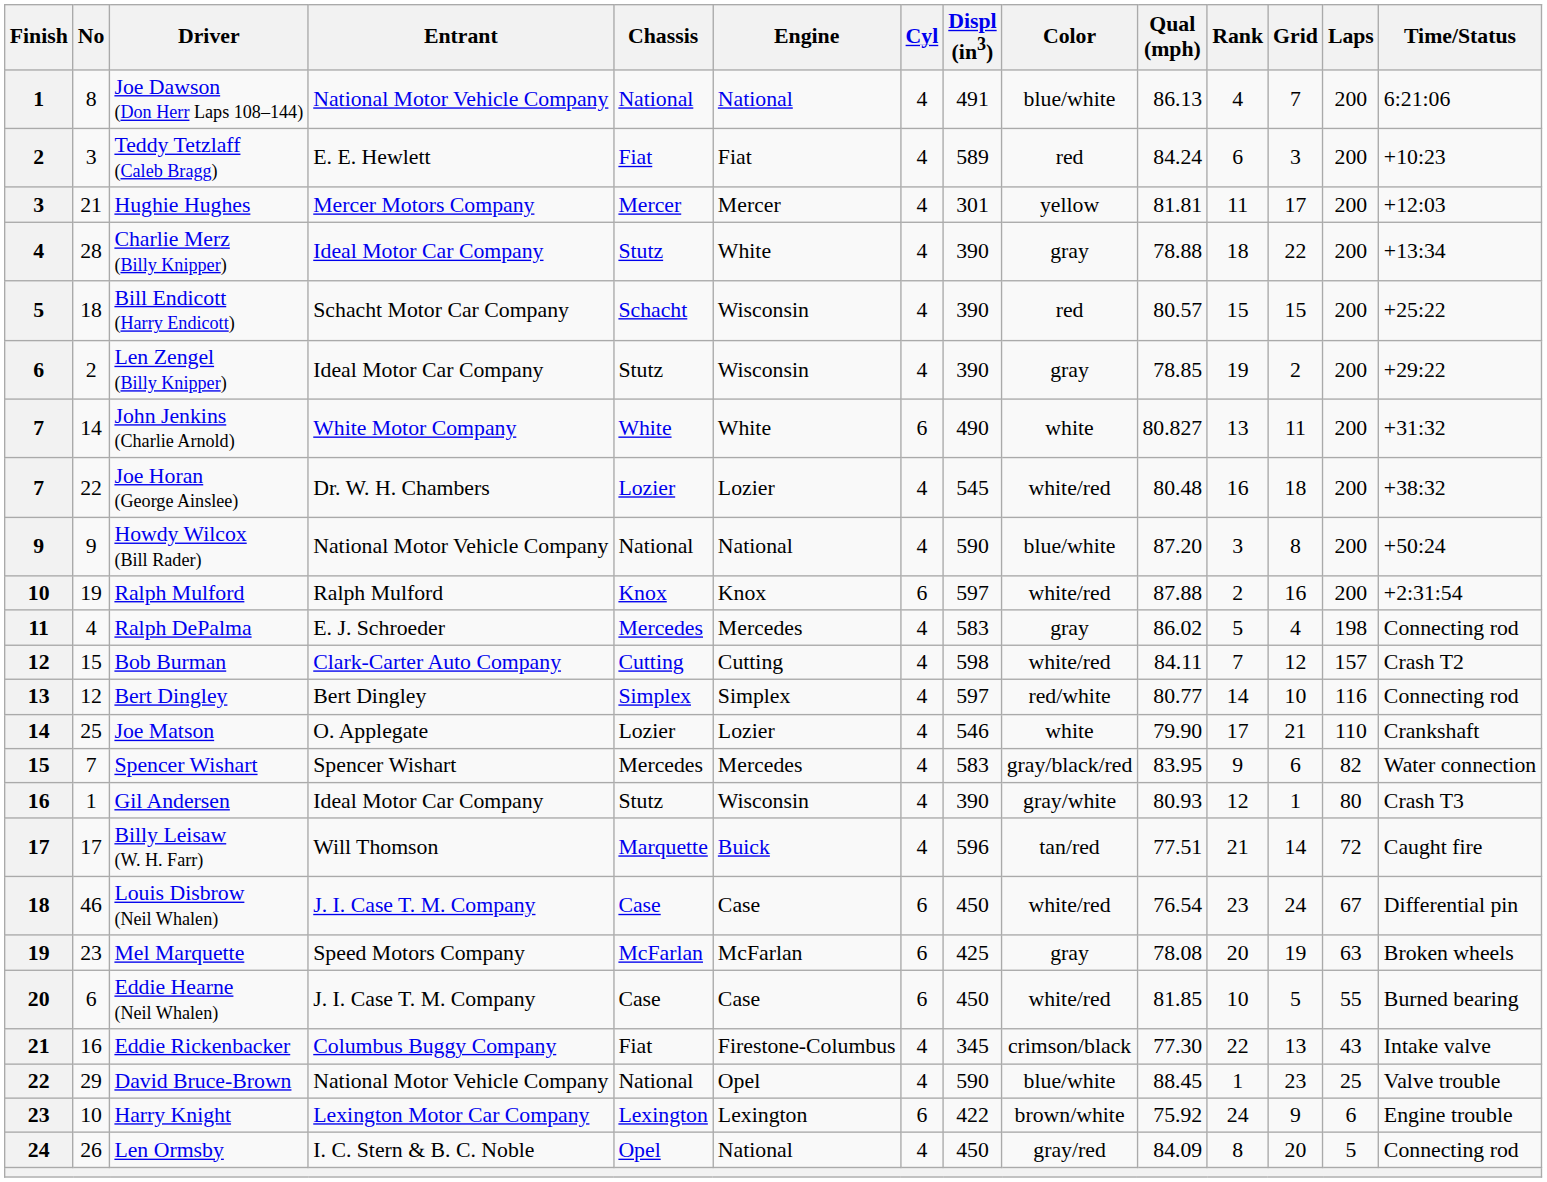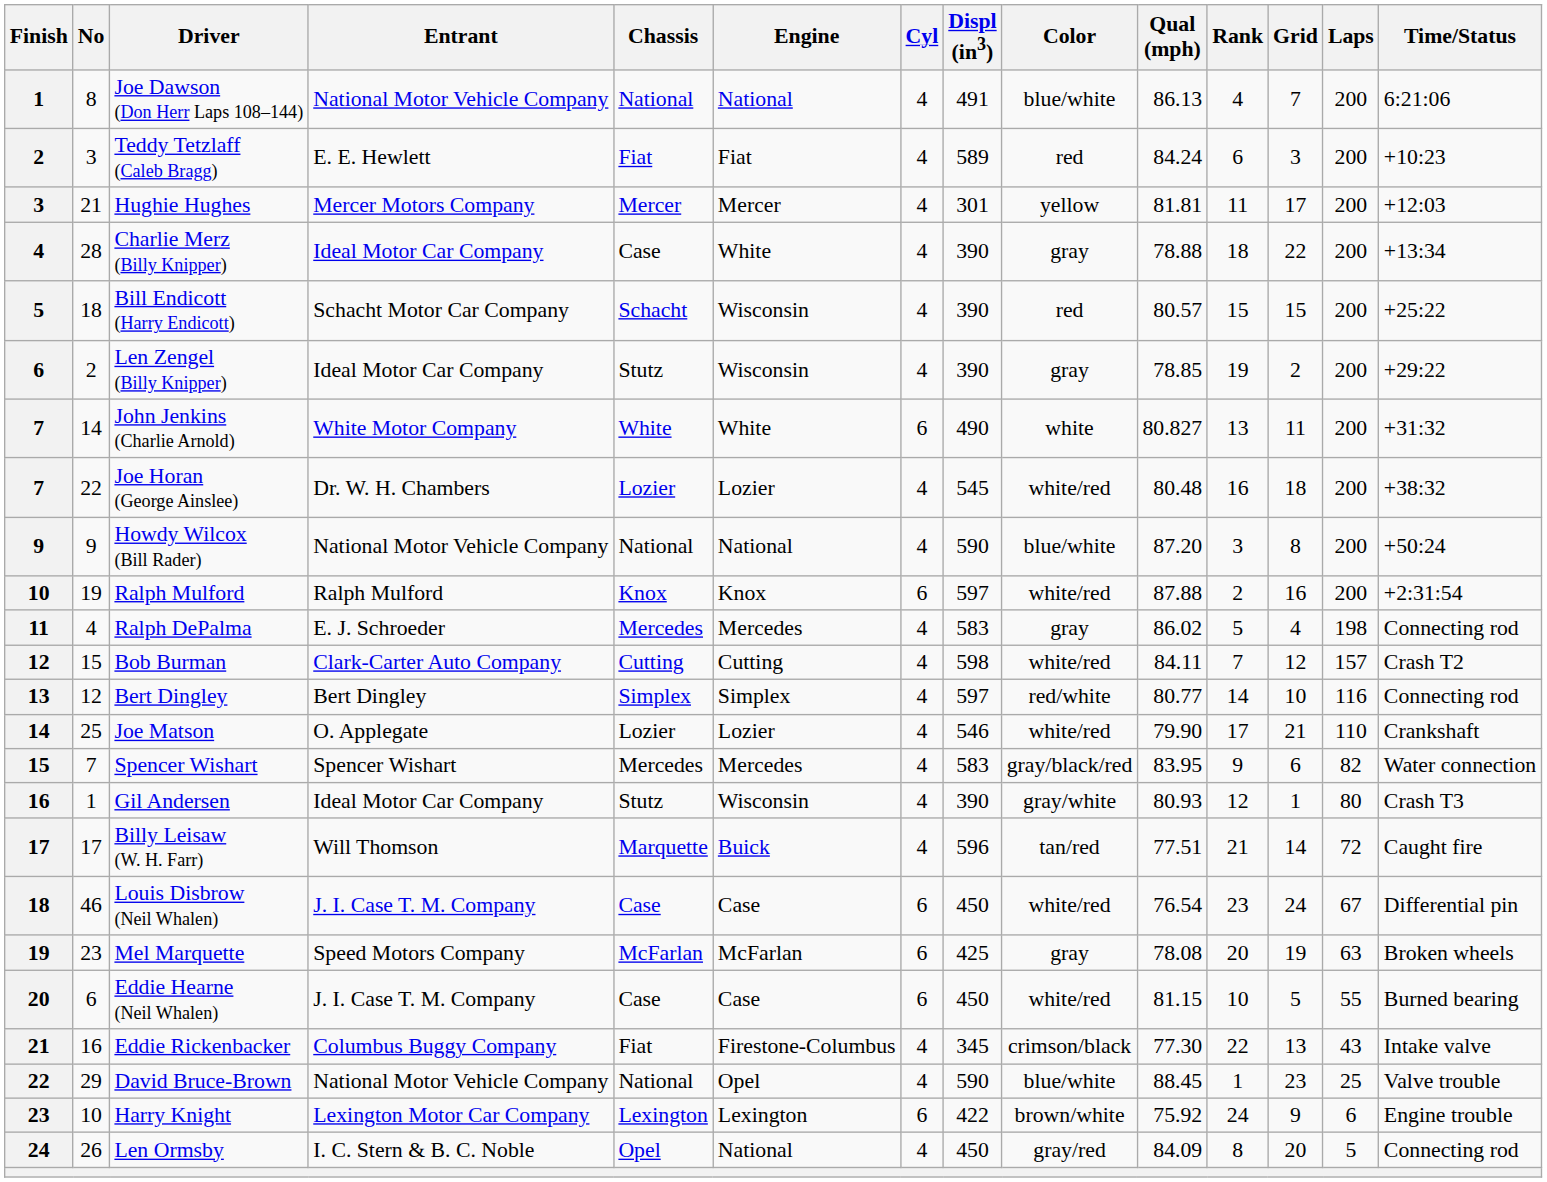(641, 251) Stutz -> (640, 251) Case
(1070, 731) white -> (1070, 731) white/red
(1178, 999) 81.85 -> (1178, 999) 81.15
